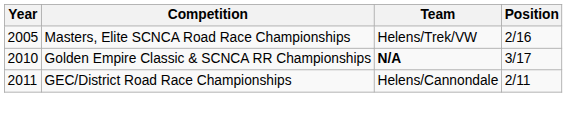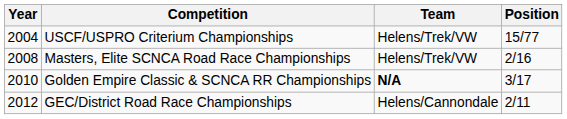+ row: (169, 37)
(23, 37) 2005 -> (23, 59) 2008
(22, 80) 2011 -> (23, 102) 2012
